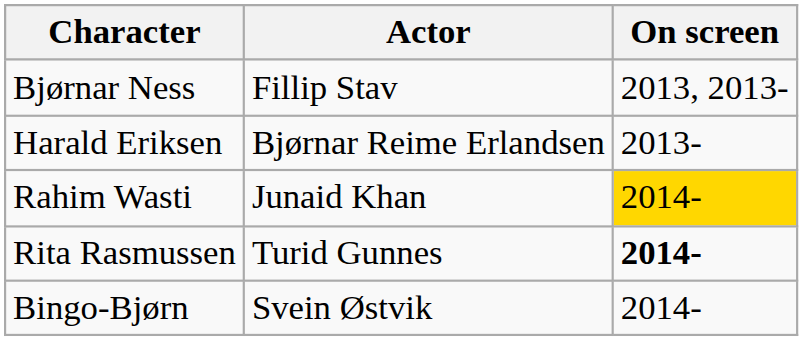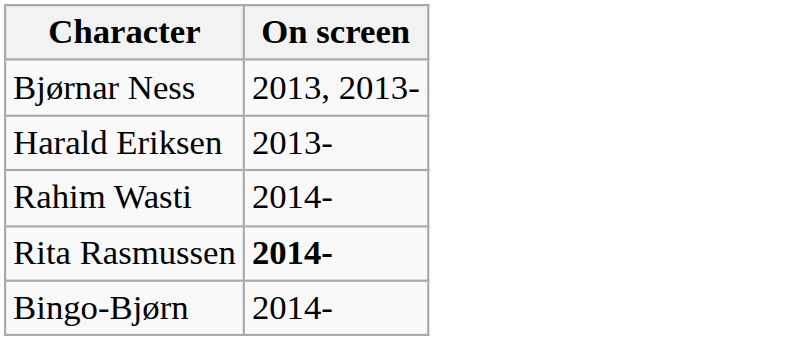- column: (428, 32)
(661, 197) gold background -> (292, 197) no background
